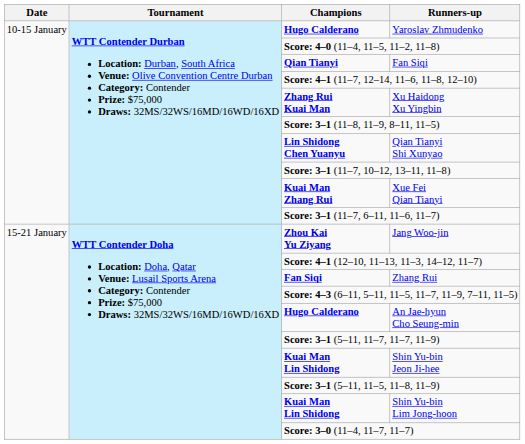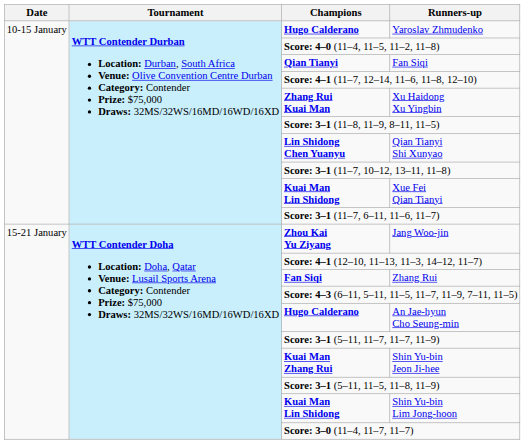(308, 193) Kuai Man Zhang Rui -> (312, 193) Kuai Man Lin Shidong
(312, 362) Kuai Man Lin Shidong -> (308, 362) Kuai Man Zhang Rui
